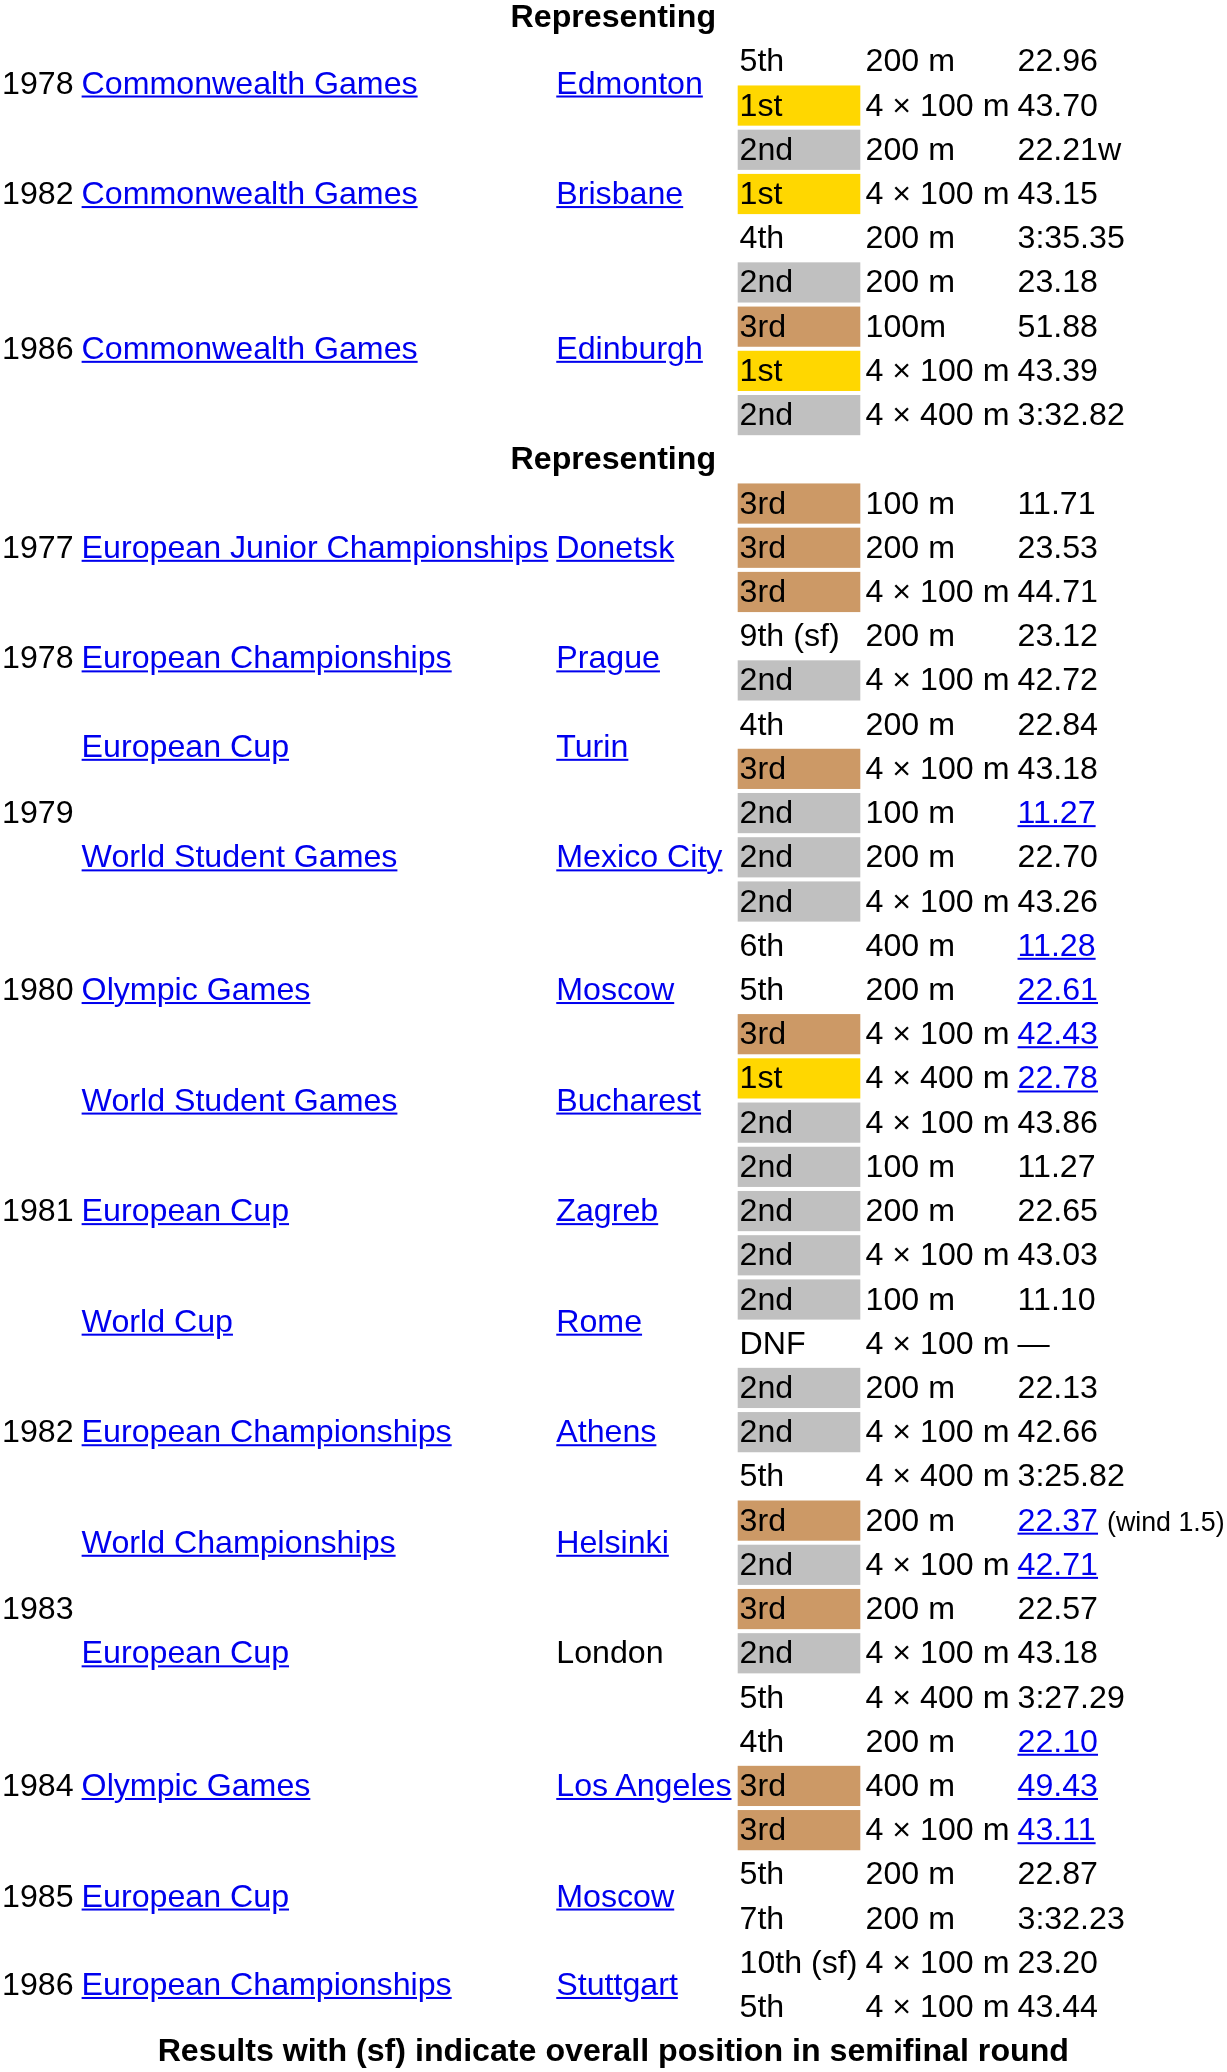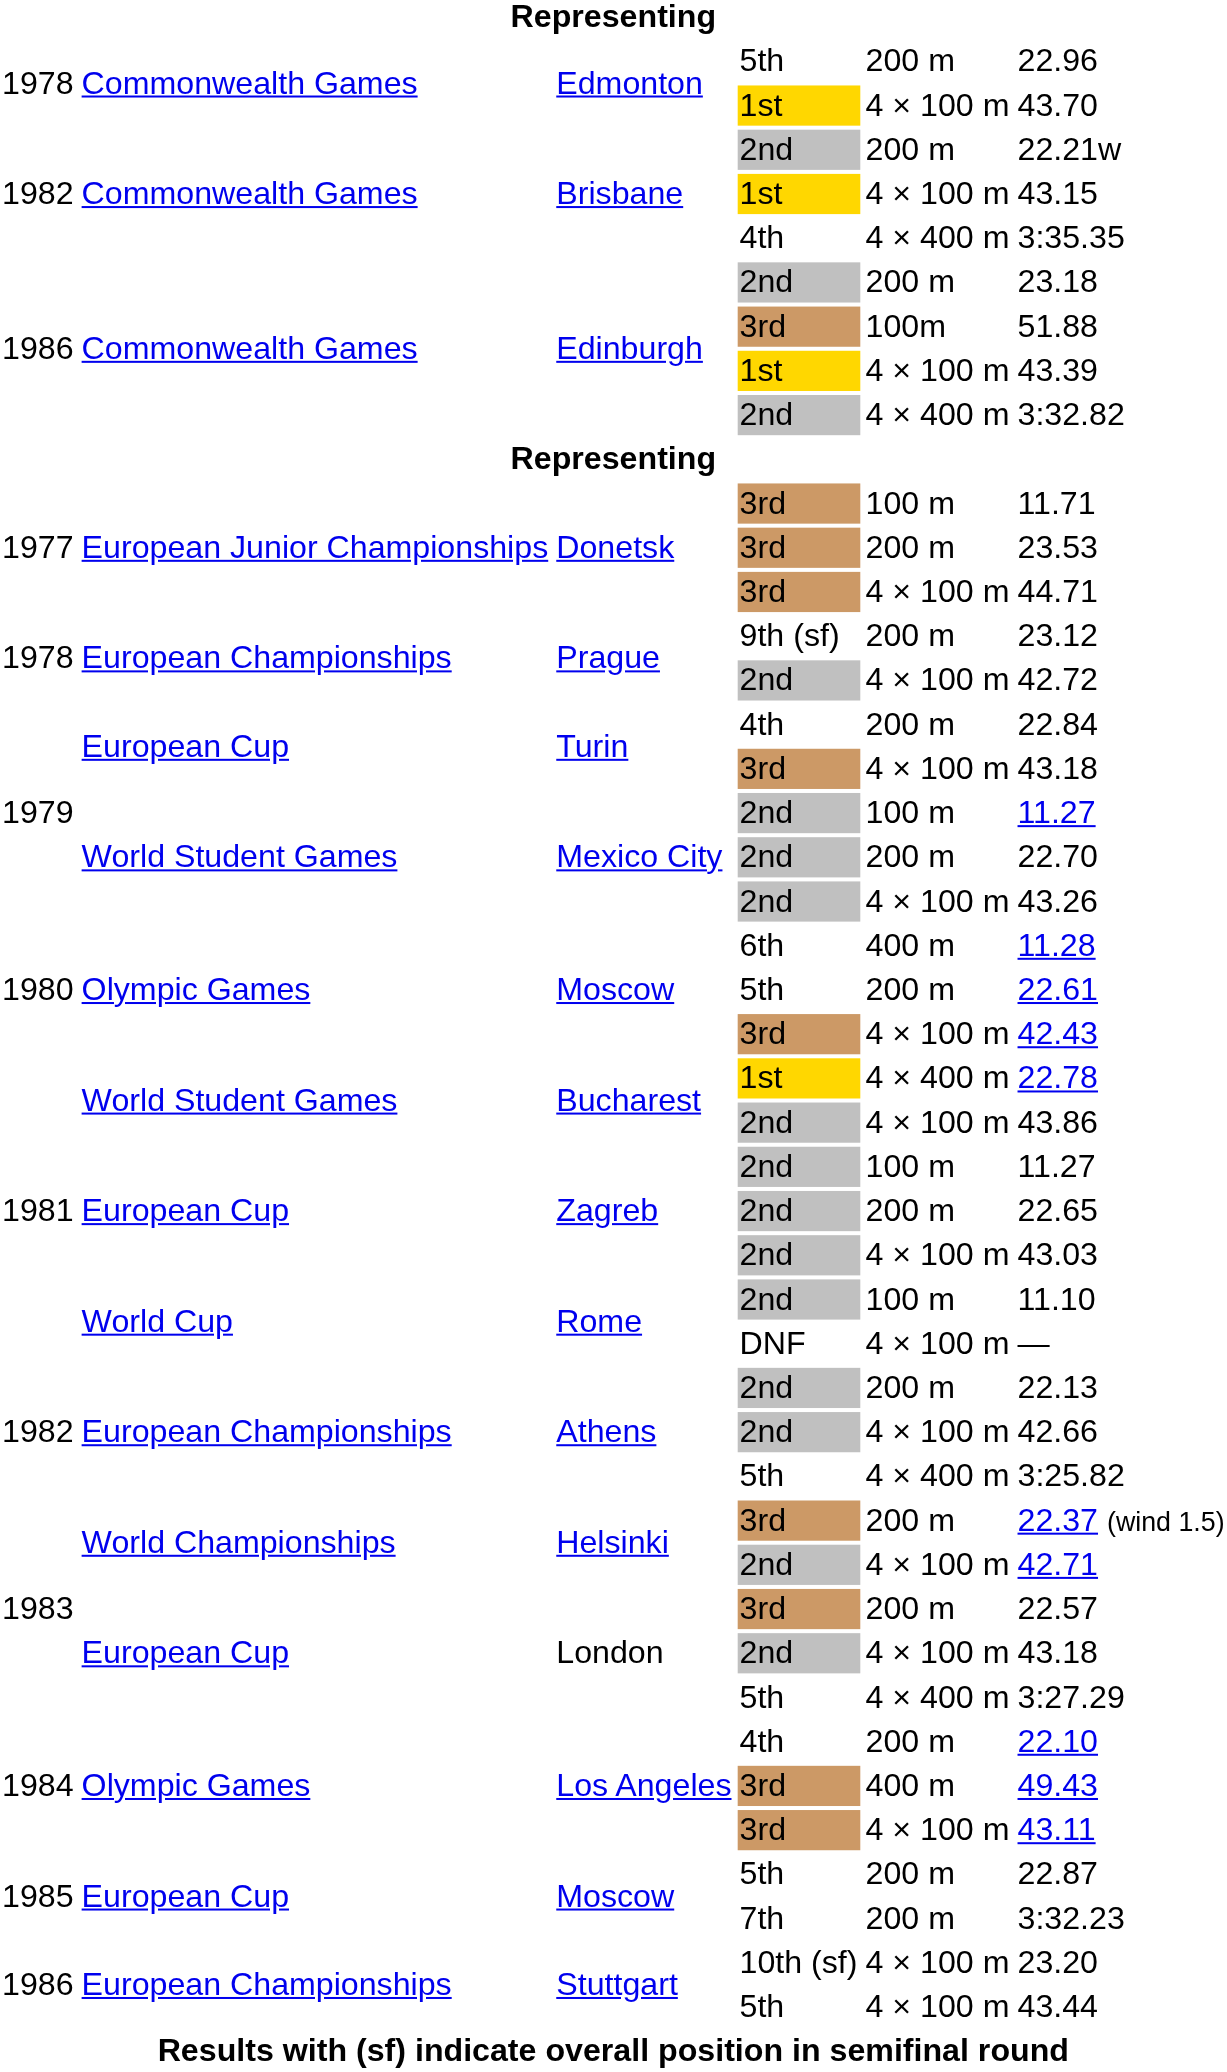(910, 237) 200 m -> (938, 237) 4 × 400 m
